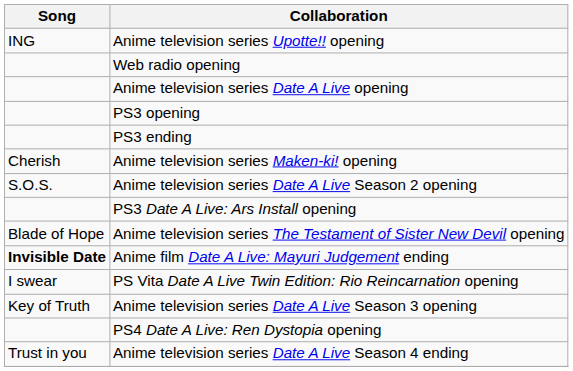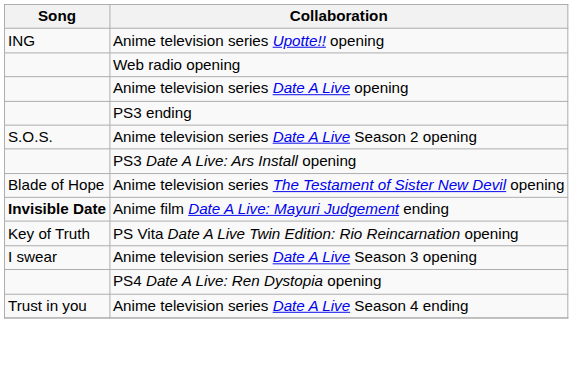- row: (157, 112)
- row: (255, 161)
(32, 281) I swear -> (49, 233) Key of Truth
(49, 305) Key of Truth -> (32, 257) I swear
